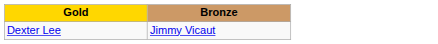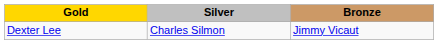+ column: (219, 13)
